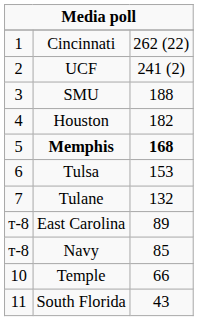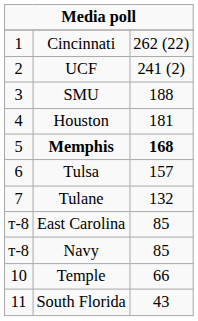(161, 120) 182 -> (161, 120) 181
(161, 172) 153 -> (161, 172) 157
(161, 224) 89 -> (161, 224) 85
